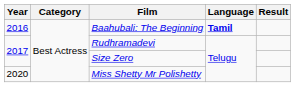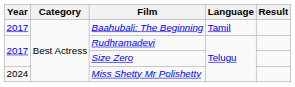(17, 27) 2016 -> (17, 27) 2017
(220, 27) bold -> (219, 27) normal
(17, 74) 2020 -> (17, 74) 2024
